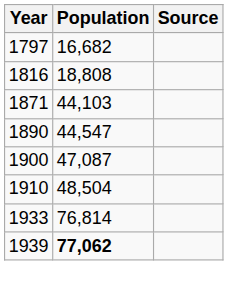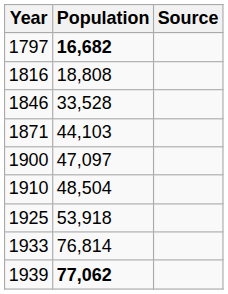(84, 47) normal -> (84, 47) bold
+ row: (29, 103)
- row: (29, 132)
(84, 160) 47,087 -> (84, 160) 47,097
+ row: (29, 217)
